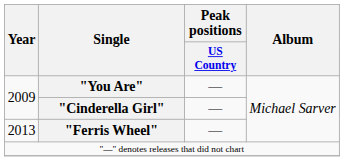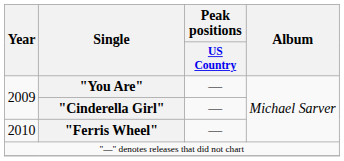(22, 130) 2013 -> (22, 130) 2010
